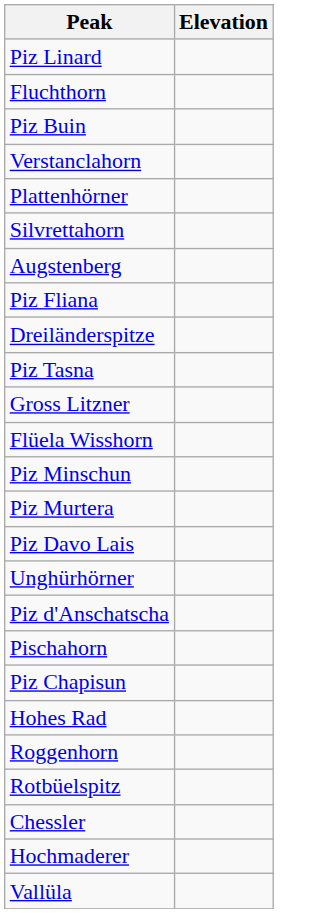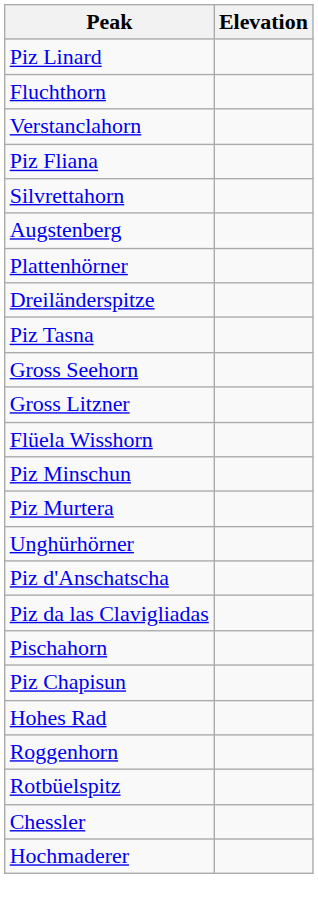- row: (48, 126)
rows swapped: (54, 299) <-> (69, 195)
+ row: (74, 369)
- row: (72, 543)
+ row: (109, 612)
- row: (41, 890)
